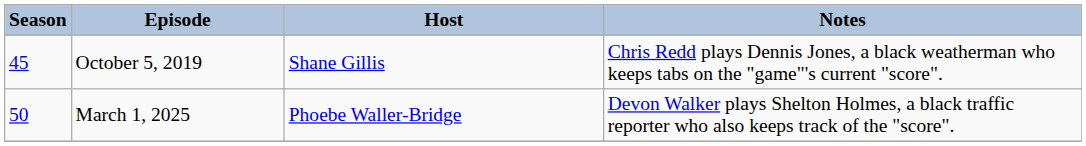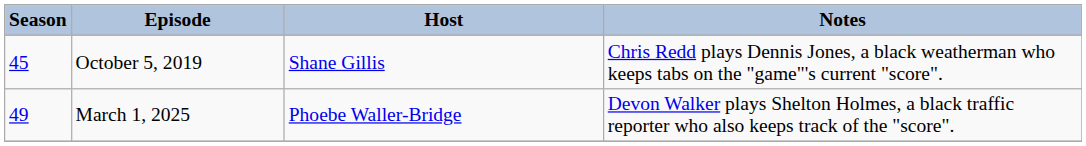(19, 114) 50 -> (19, 114) 49
